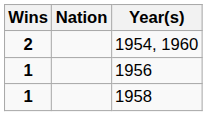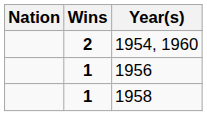columns swapped: (28, 17) <-> (82, 17)
